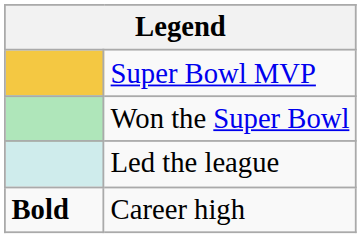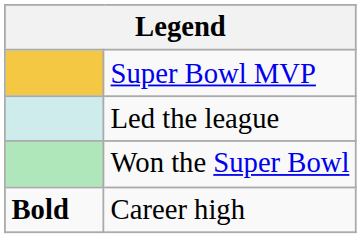rows swapped: (230, 118) <-> (195, 163)
